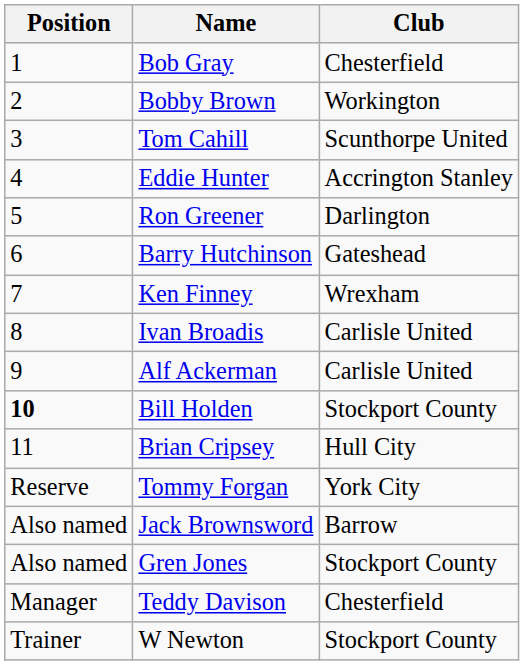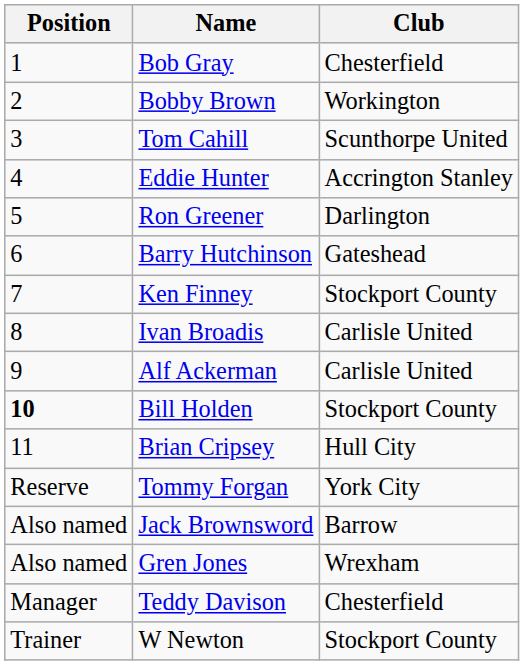(372, 293) Wrexham -> (411, 293) Stockport County
(411, 563) Stockport County -> (372, 563) Wrexham
